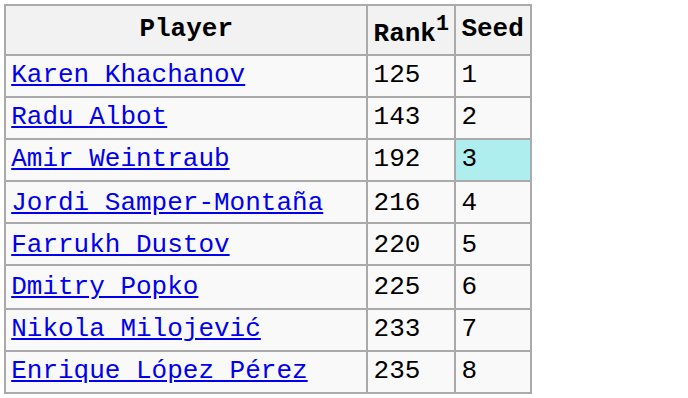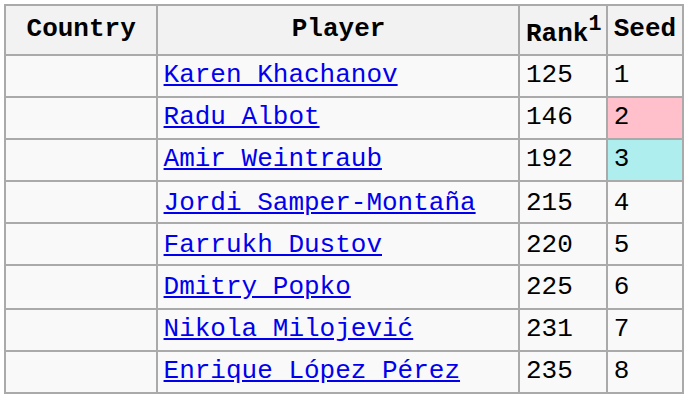+ column: (81, 30)
(397, 118) 143 -> (549, 118) 146
(469, 118) no background -> (622, 118) pink background
(397, 202) 216 -> (549, 202) 215
(397, 329) 233 -> (549, 329) 231
